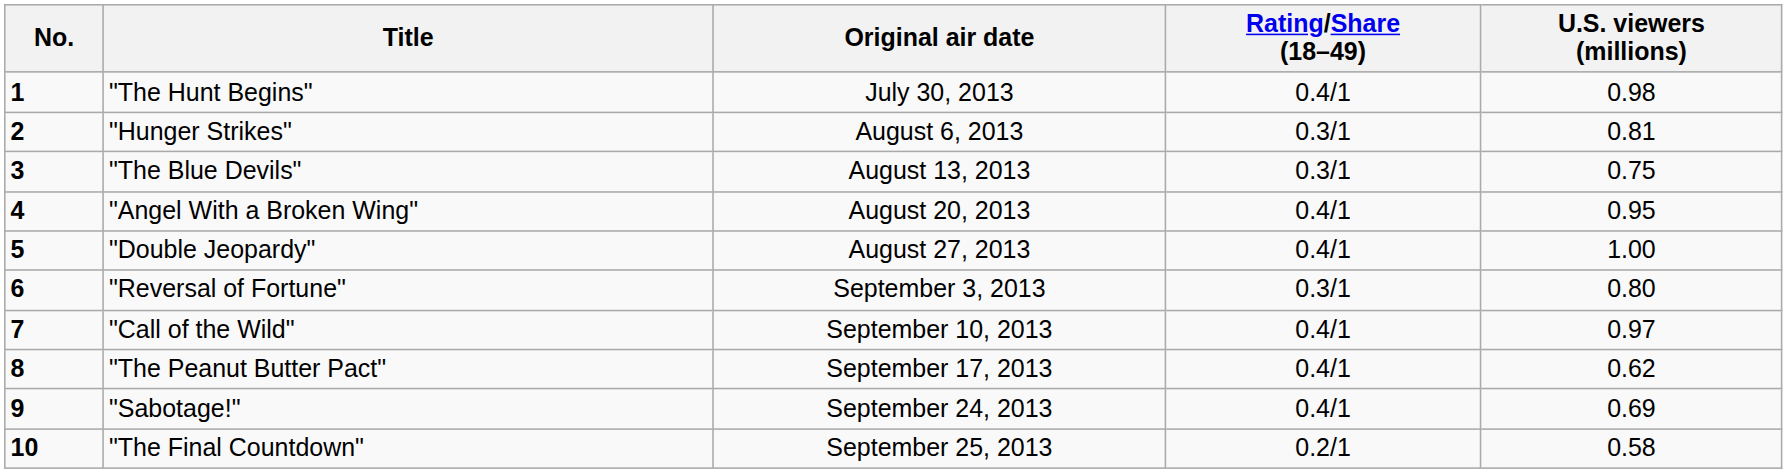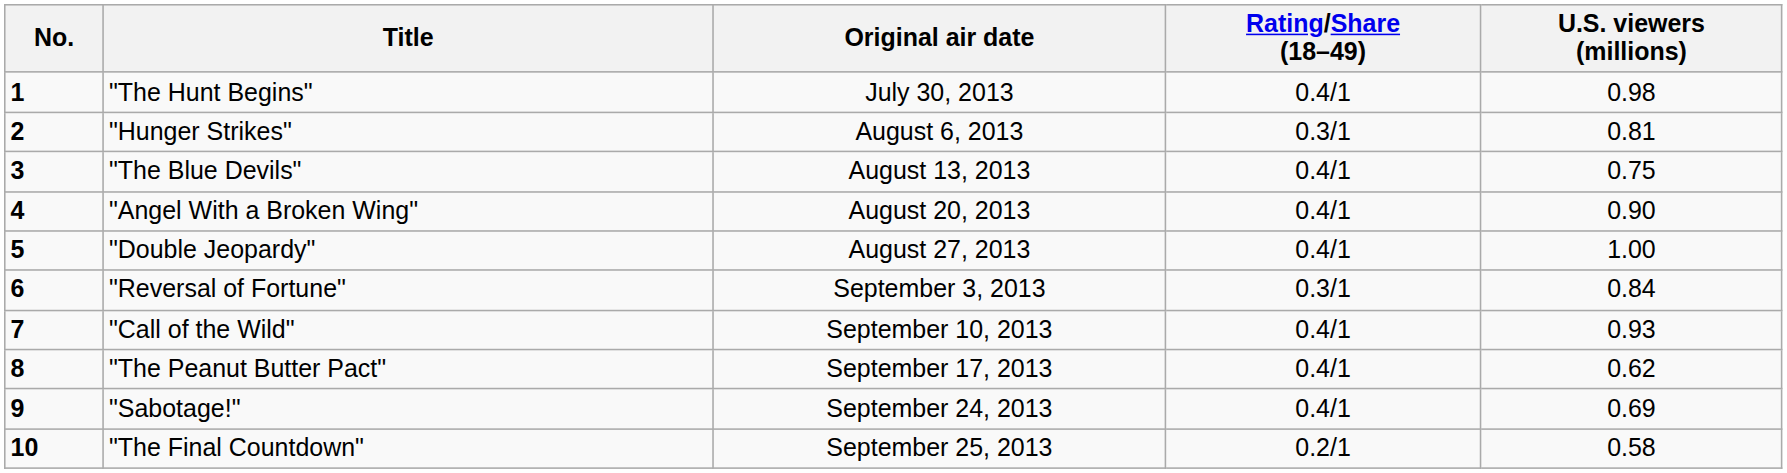(1323, 171) 0.3/1 -> (1323, 171) 0.4/1
(1631, 210) 0.95 -> (1631, 210) 0.90
(1631, 289) 0.80 -> (1631, 289) 0.84
(1631, 329) 0.97 -> (1631, 329) 0.93
